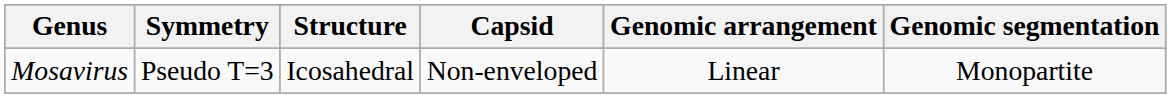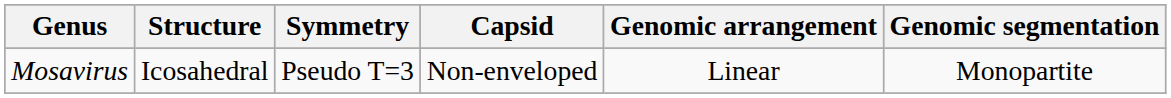columns swapped: (350, 26) <-> (207, 26)
